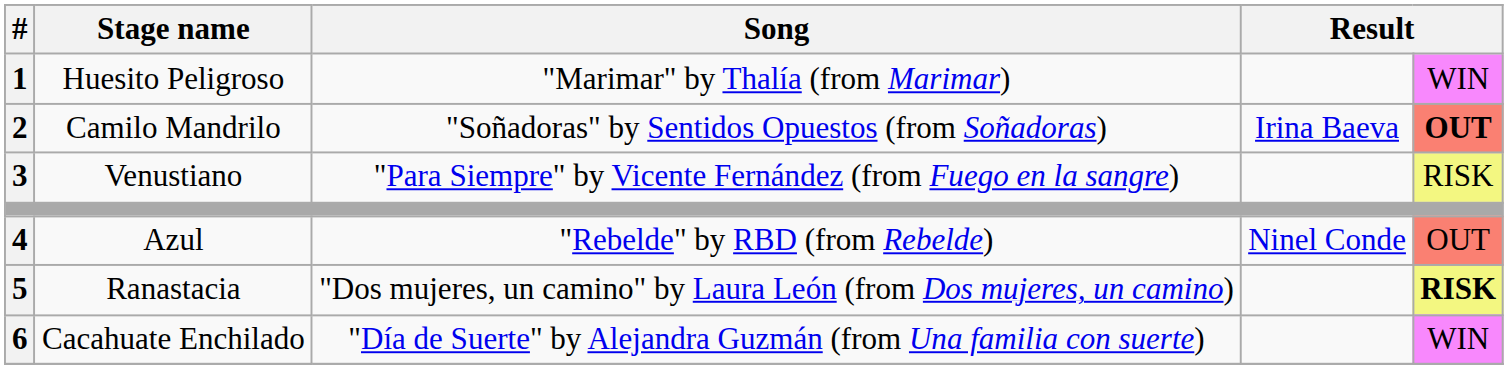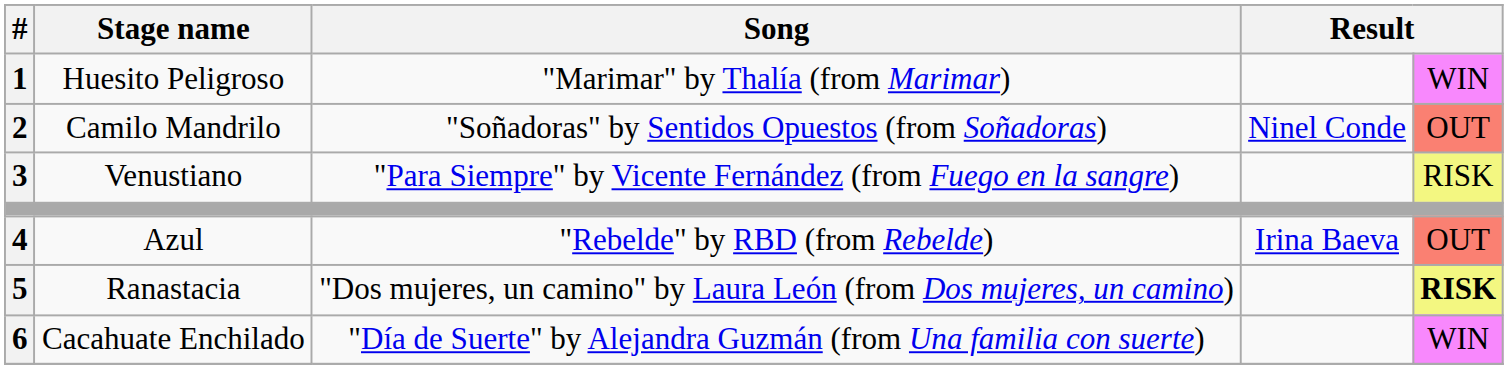(1327, 127) Irina Baeva -> (1327, 127) Ninel Conde
(1458, 127) bold -> (1458, 127) normal
(1327, 240) Ninel Conde -> (1327, 240) Irina Baeva
